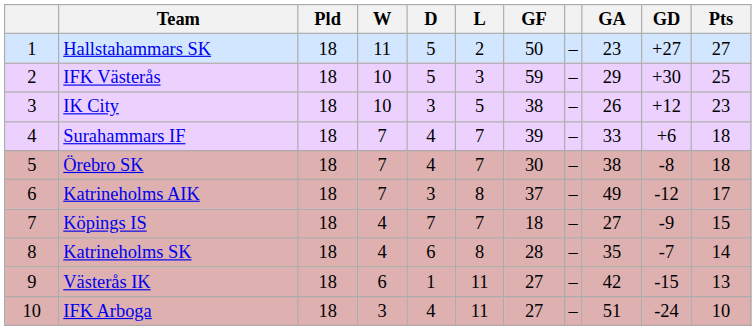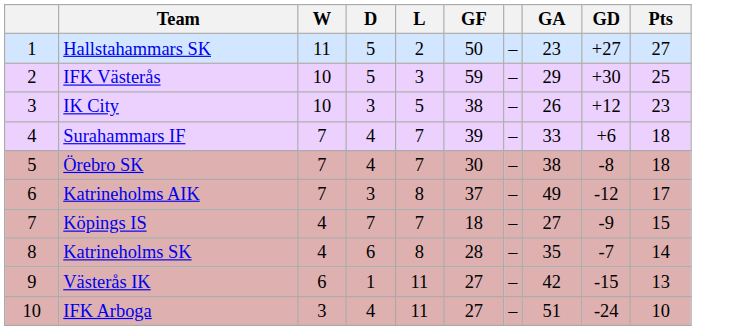- column: (328, 19)
